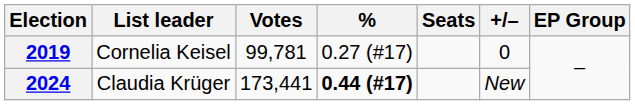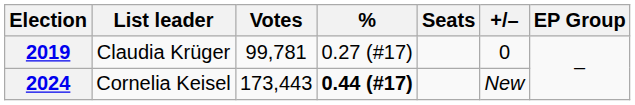(164, 52) Cornelia Keisel -> (164, 52) Claudia Krüger
(164, 83) Claudia Krüger -> (164, 83) Cornelia Keisel
(276, 83) 173,441 -> (276, 83) 173,443
